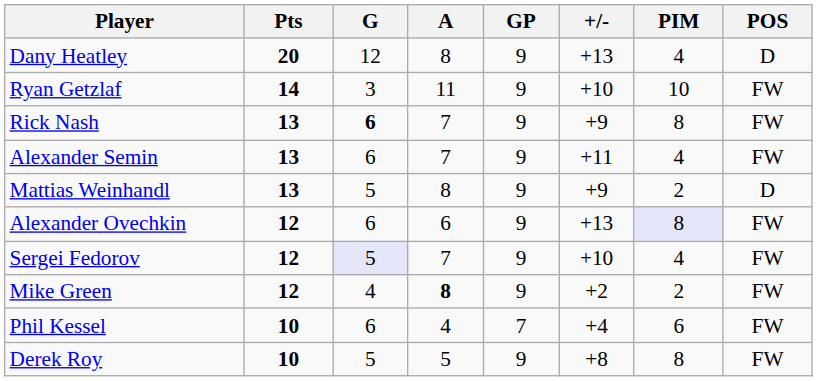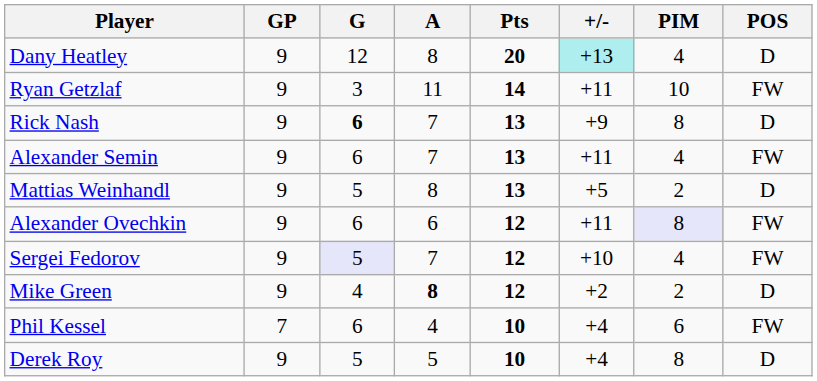columns swapped: (521, 21) <-> (288, 21)
(597, 55) no background -> (597, 55) paleturquoise background
(597, 88) +10 -> (597, 88) +11
(768, 122) FW -> (768, 122) D
(597, 190) +9 -> (597, 190) +5
(597, 223) +13 -> (597, 223) +11
(768, 291) FW -> (768, 291) D
(597, 358) +8 -> (597, 358) +4
(768, 358) FW -> (768, 358) D
